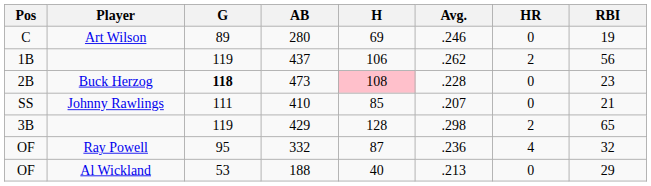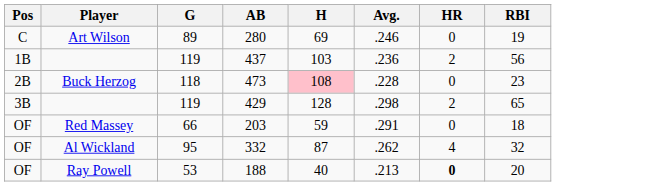(377, 59) 106 -> (321, 59) 103
(454, 59) .262 -> (387, 59) .236
(223, 81) bold -> (190, 81) normal
- row: (300, 103)
+ row: (256, 125)
(116, 147) Ray Powell -> (99, 147) Al Wickland
(454, 147) .236 -> (387, 147) .262
(116, 170) Al Wickland -> (99, 170) Ray Powell
(531, 170) normal -> (452, 170) bold
(608, 170) 29 -> (518, 170) 20
